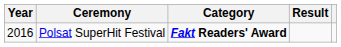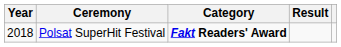(20, 32) 2016 -> (20, 32) 2018
